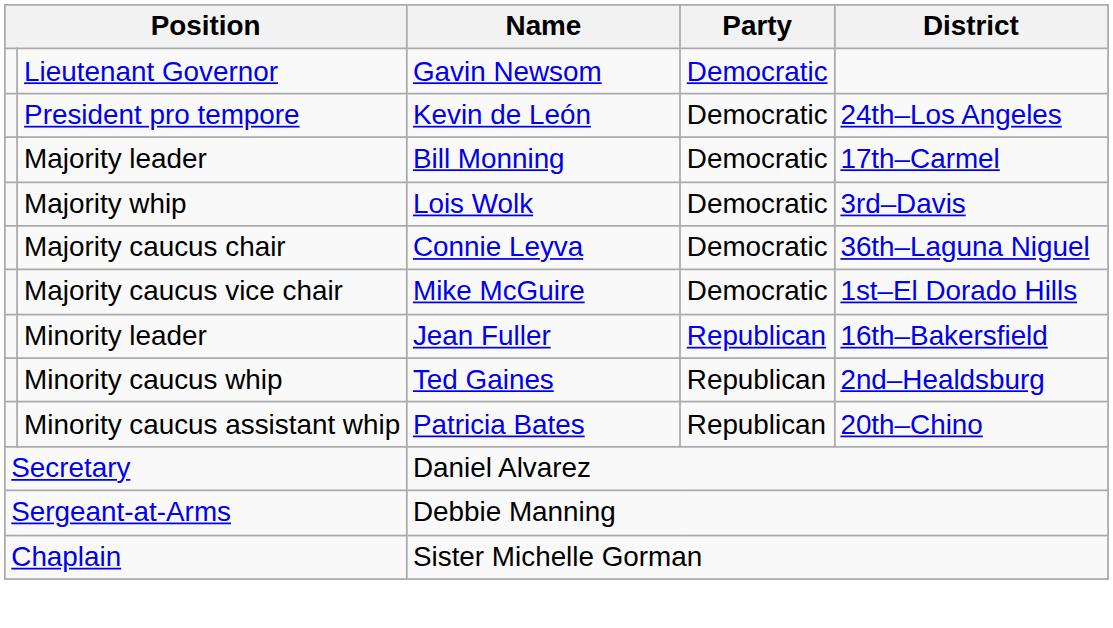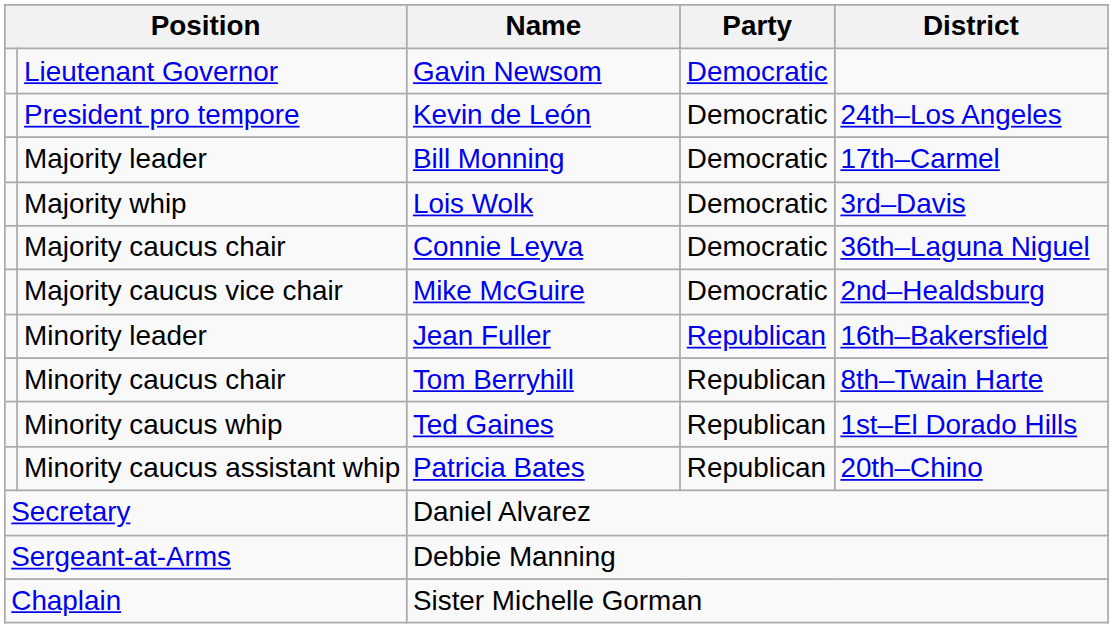(959, 291) 1st–El Dorado Hills -> (943, 291) 2nd–Healdsburg
+ row: (155, 379)
(943, 379) 2nd–Healdsburg -> (959, 423) 1st–El Dorado Hills
